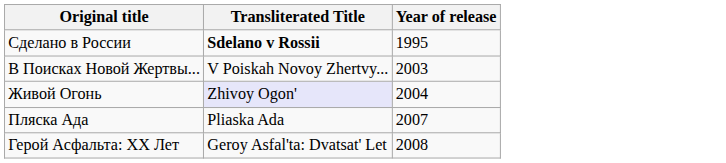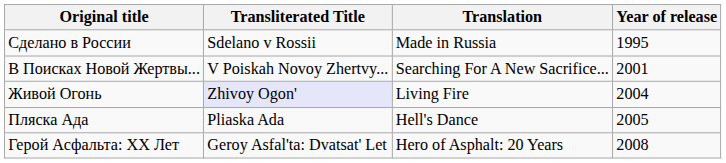+ column: (502, 17)
(263, 42) bold -> (262, 42) normal
(412, 68) 2003 -> (633, 68) 2001
(412, 119) 2007 -> (633, 119) 2005
